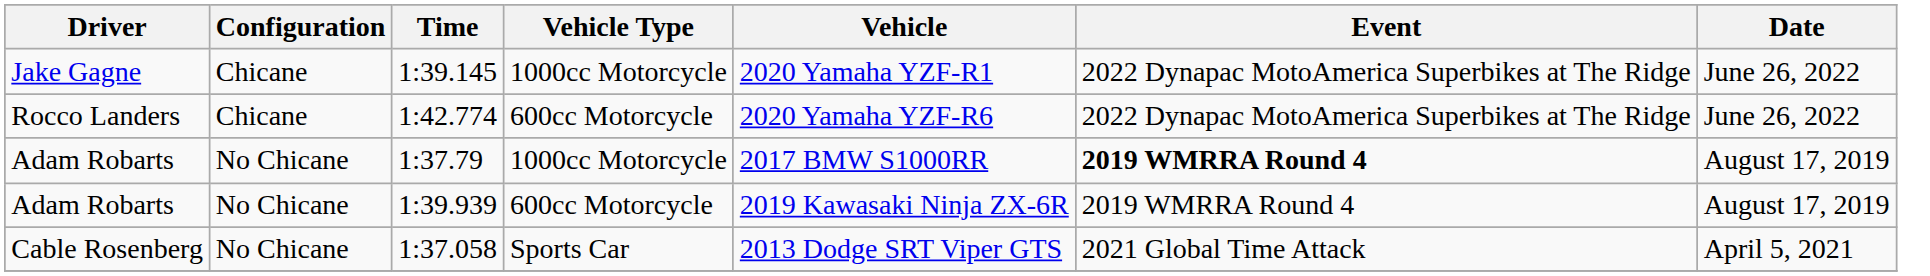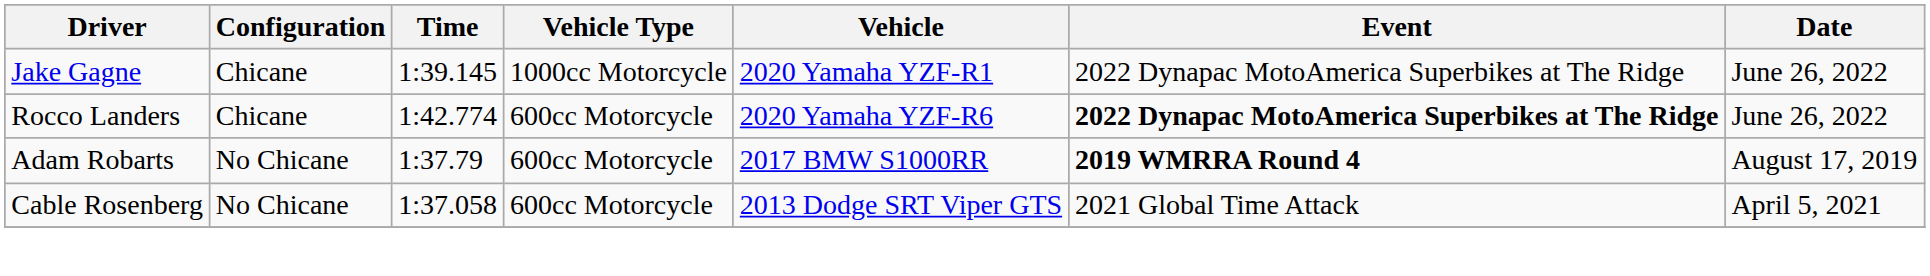(1386, 115) normal -> (1397, 115) bold
(618, 159) 1000cc Motorcycle -> (611, 159) 600cc Motorcycle
- row: (448, 204)
(569, 248) Sports Car -> (611, 204) 600cc Motorcycle
